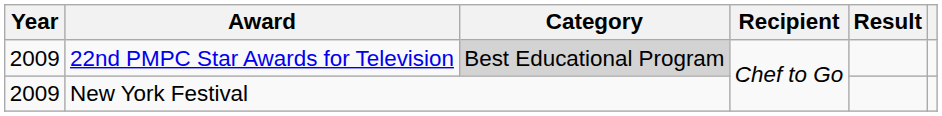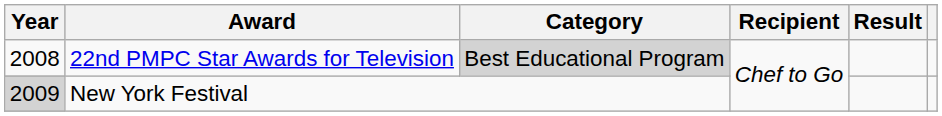(35, 57) 2009 -> (35, 57) 2008
(35, 93) no background -> (35, 93) lightgrey background
